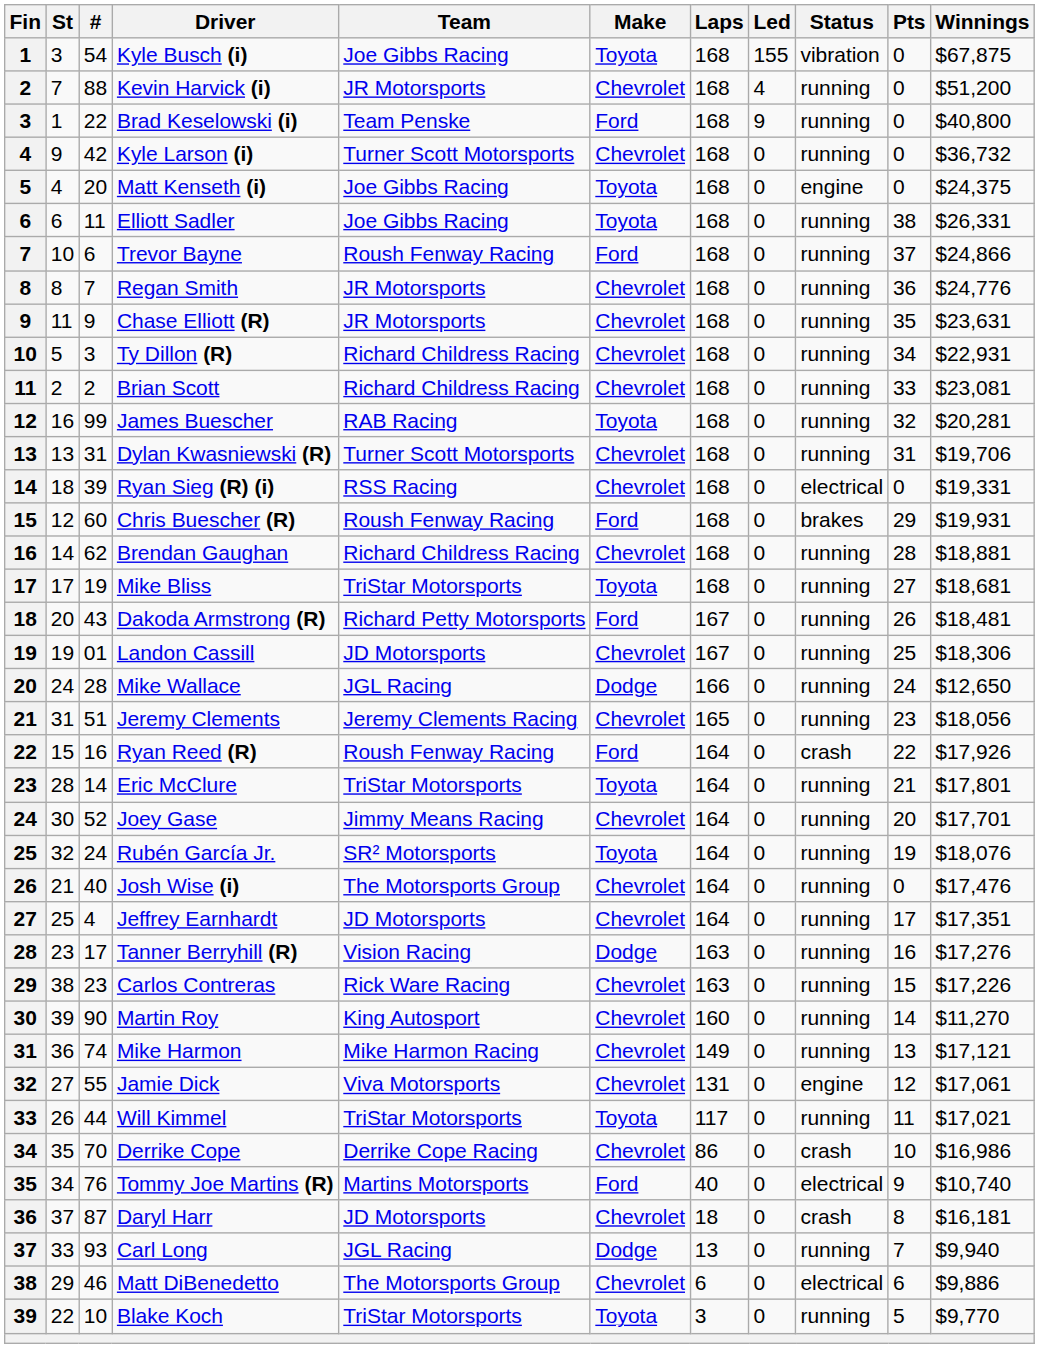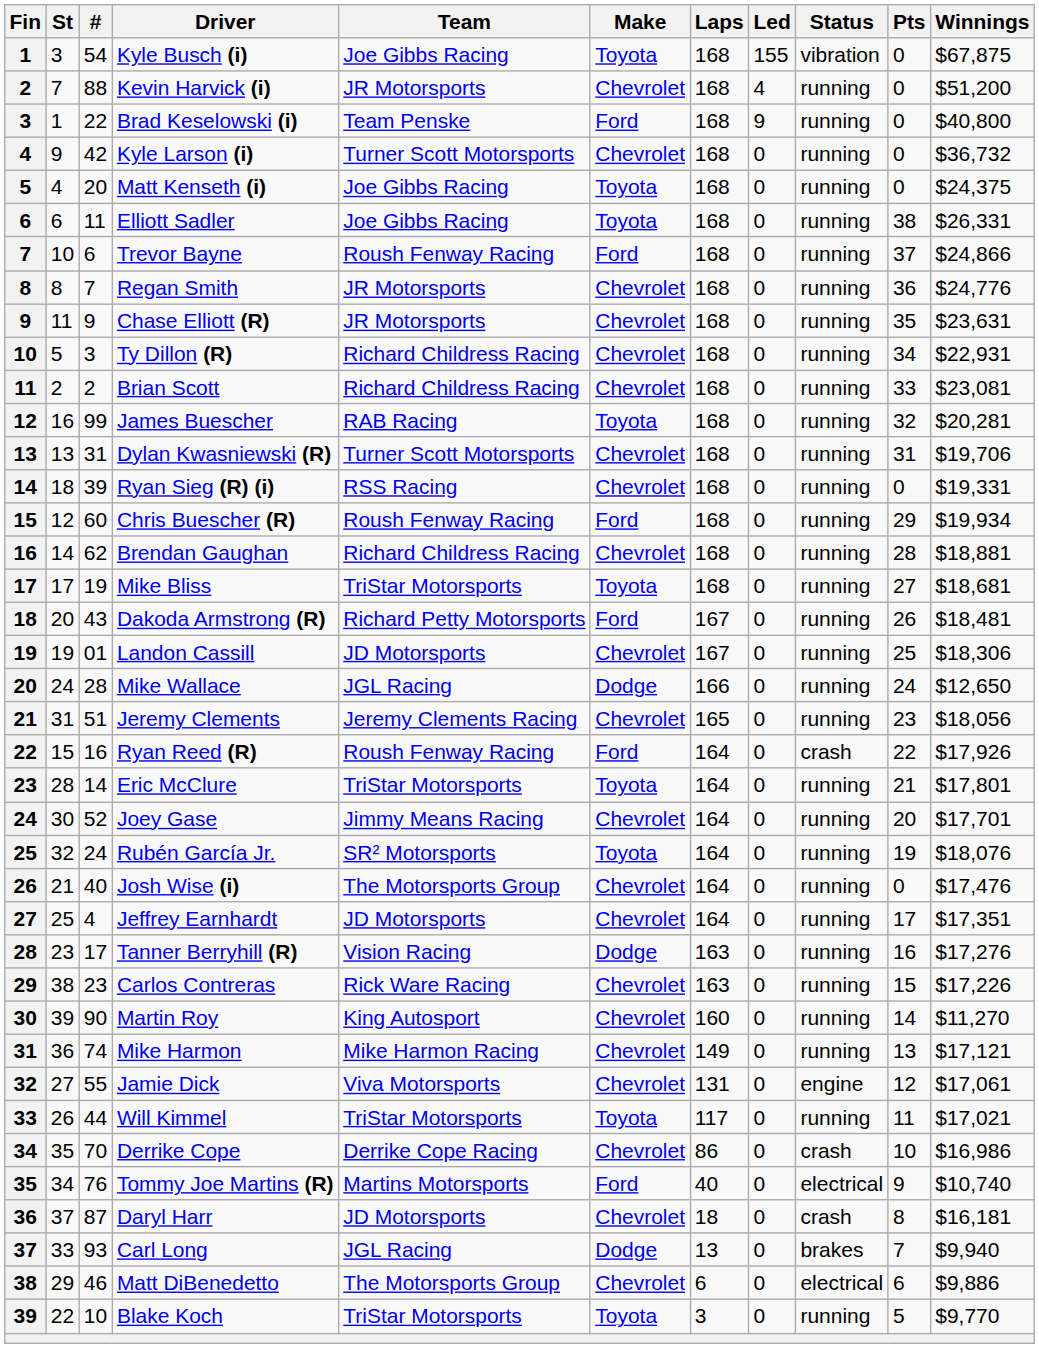(832, 188) engine -> (835, 188) running
(842, 486) electrical -> (835, 486) running
(832, 520) brakes -> (835, 520) running
(973, 520) $19,931 -> (973, 520) $19,934
(835, 1250) running -> (832, 1250) brakes
